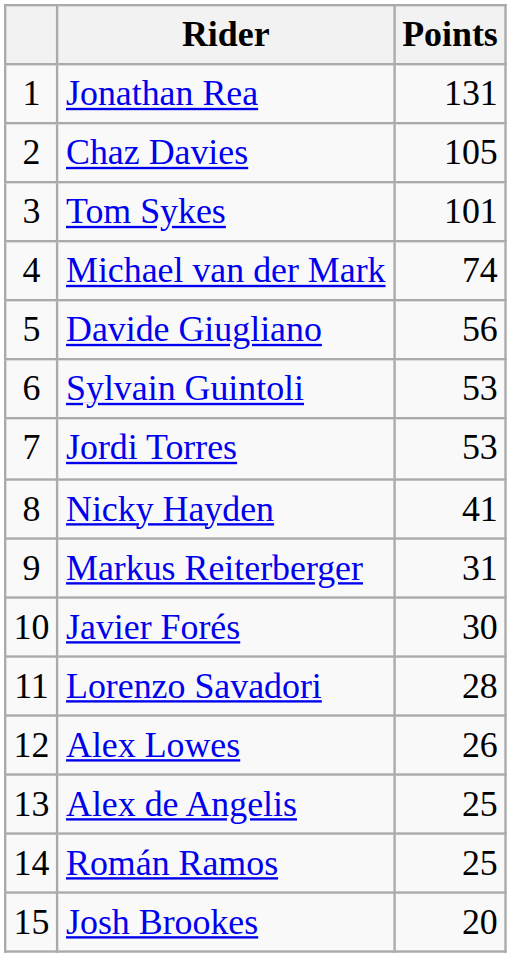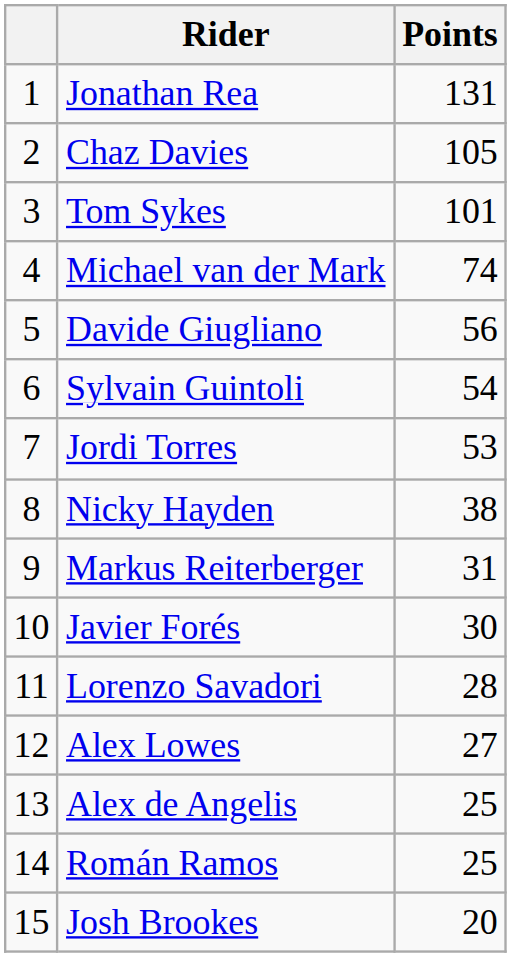(480, 389) 53 -> (480, 389) 54
(480, 507) 41 -> (480, 507) 38
(480, 744) 26 -> (480, 744) 27
